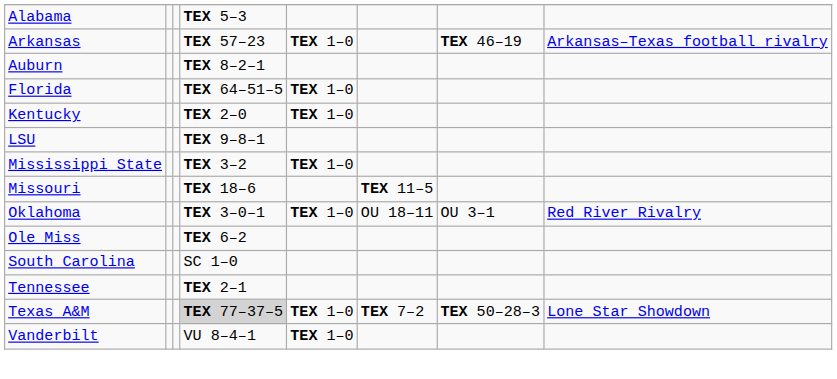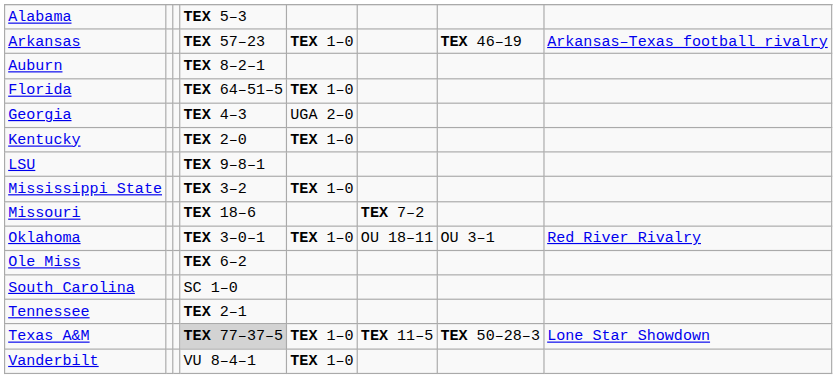+ row: (40, 115)
(397, 189) TEX 11–5 -> (393, 213) TEX 7–2
(393, 312) TEX 7–2 -> (397, 336) TEX 11–5
